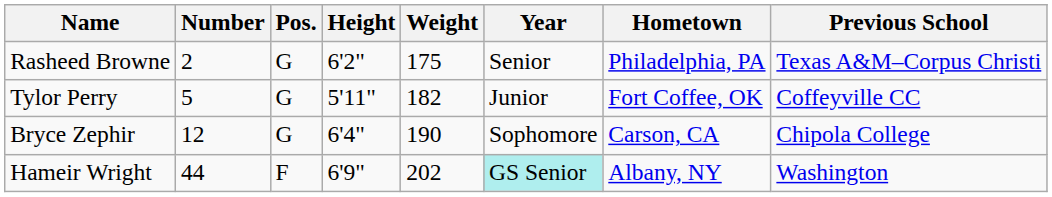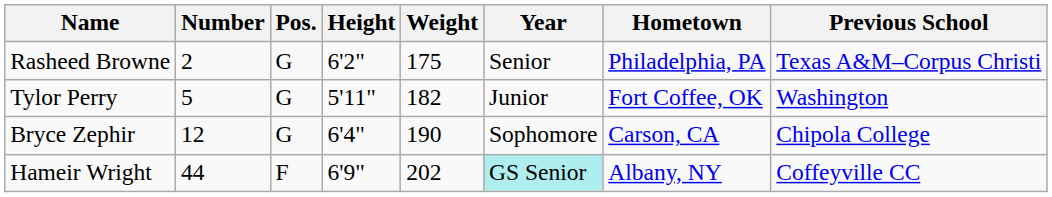(848, 97) Coffeyville CC -> (832, 97) Washington
(832, 172) Washington -> (848, 172) Coffeyville CC
